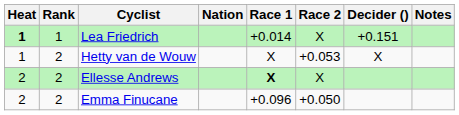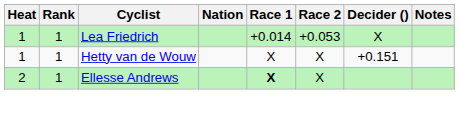(22, 36) bold -> (22, 36) normal
(320, 36) X -> (320, 36) +0.053
(378, 36) +0.151 -> (378, 36) X
(59, 57) 2 -> (59, 57) 1
(320, 57) +0.053 -> (320, 57) X
(378, 57) X -> (378, 57) +0.151
(59, 78) 2 -> (59, 78) 1
- row: (129, 99)
